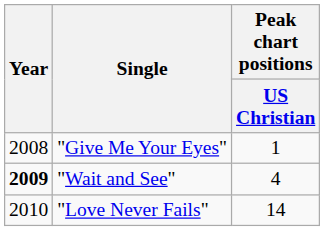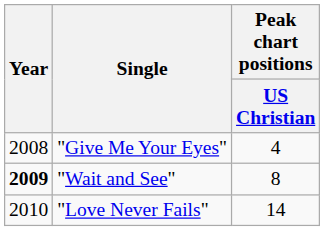(276, 147) 1 -> (276, 147) 4
(276, 178) 4 -> (276, 178) 8
